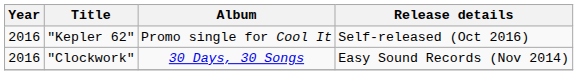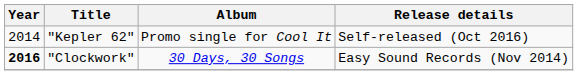(24, 37) 2016 -> (24, 37) 2014
(24, 59) normal -> (24, 59) bold
